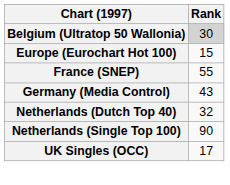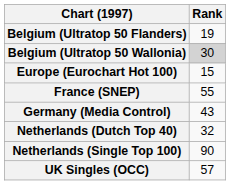+ row: (97, 33)
(206, 151) 17 -> (207, 170) 57
